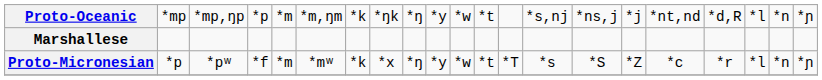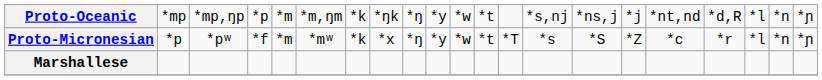rows swapped: (81, 63) <-> (81, 40)
